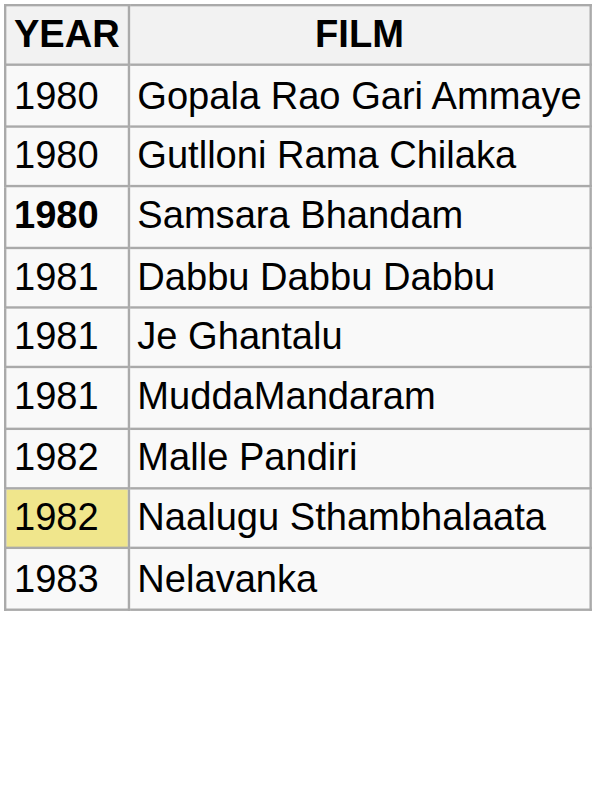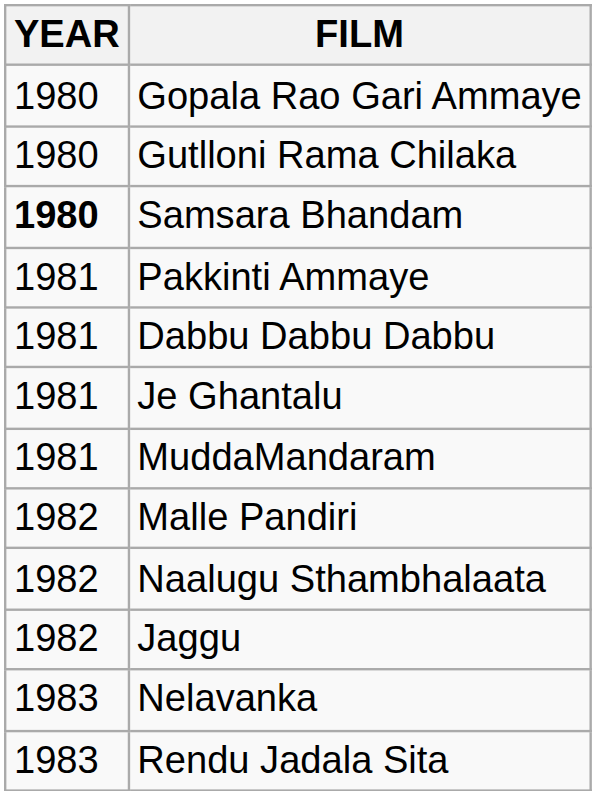+ row: (283, 276)
(56, 517) khaki background -> (56, 578) no background
+ row: (189, 638)
+ row: (293, 759)
